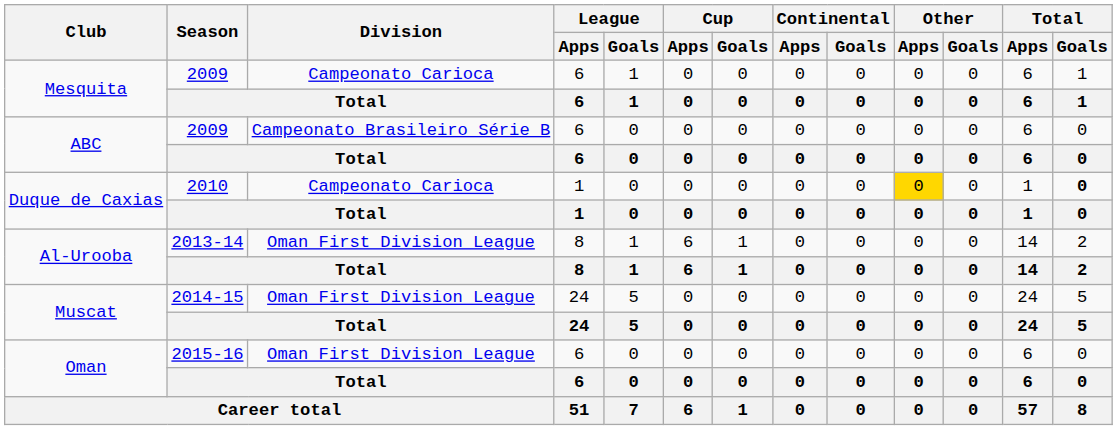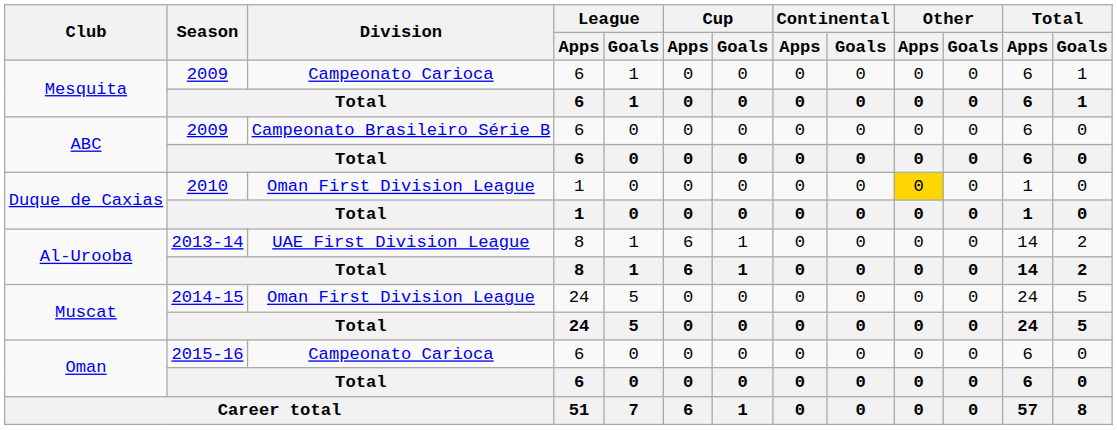(401, 186) Campeonato Carioca -> (401, 186) Oman First Division League
(1082, 186) bold -> (1082, 186) normal
(401, 242) Oman First Division League -> (401, 242) UAE First Division League
(401, 354) Oman First Division League -> (401, 354) Campeonato Carioca
